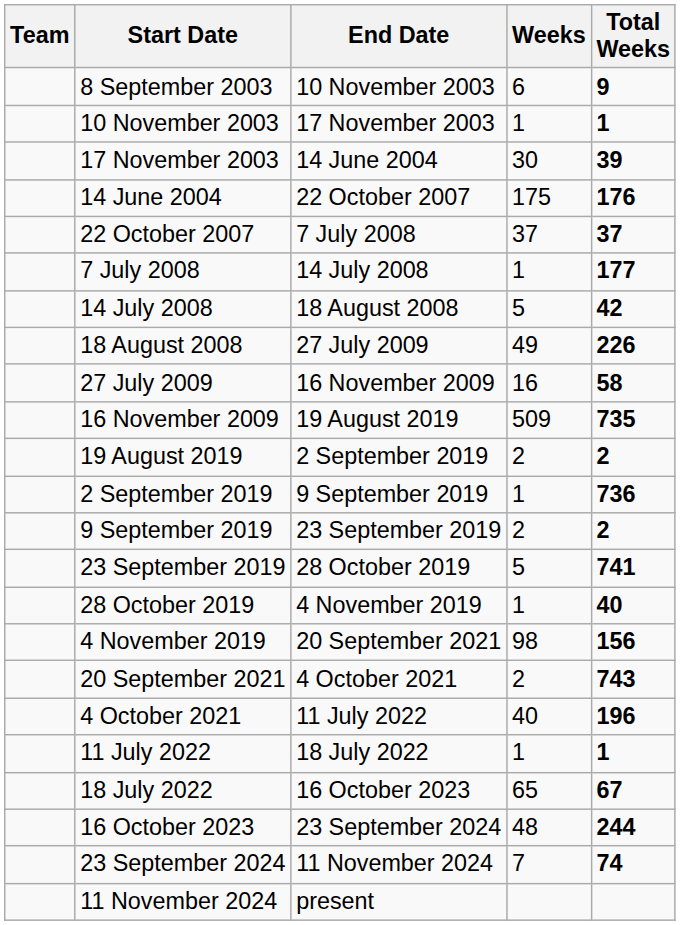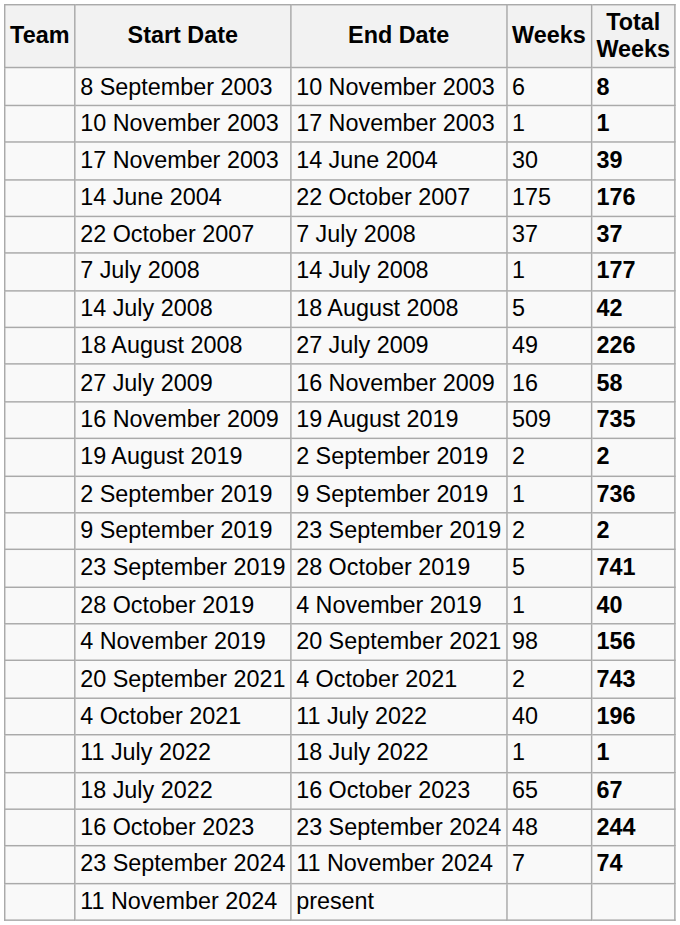(603, 86) 9 -> (603, 86) 8
